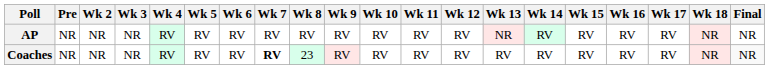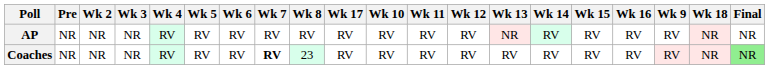columns swapped: (342, 14) <-> (669, 14)
(748, 54) no background -> (748, 54) lightgreen background
